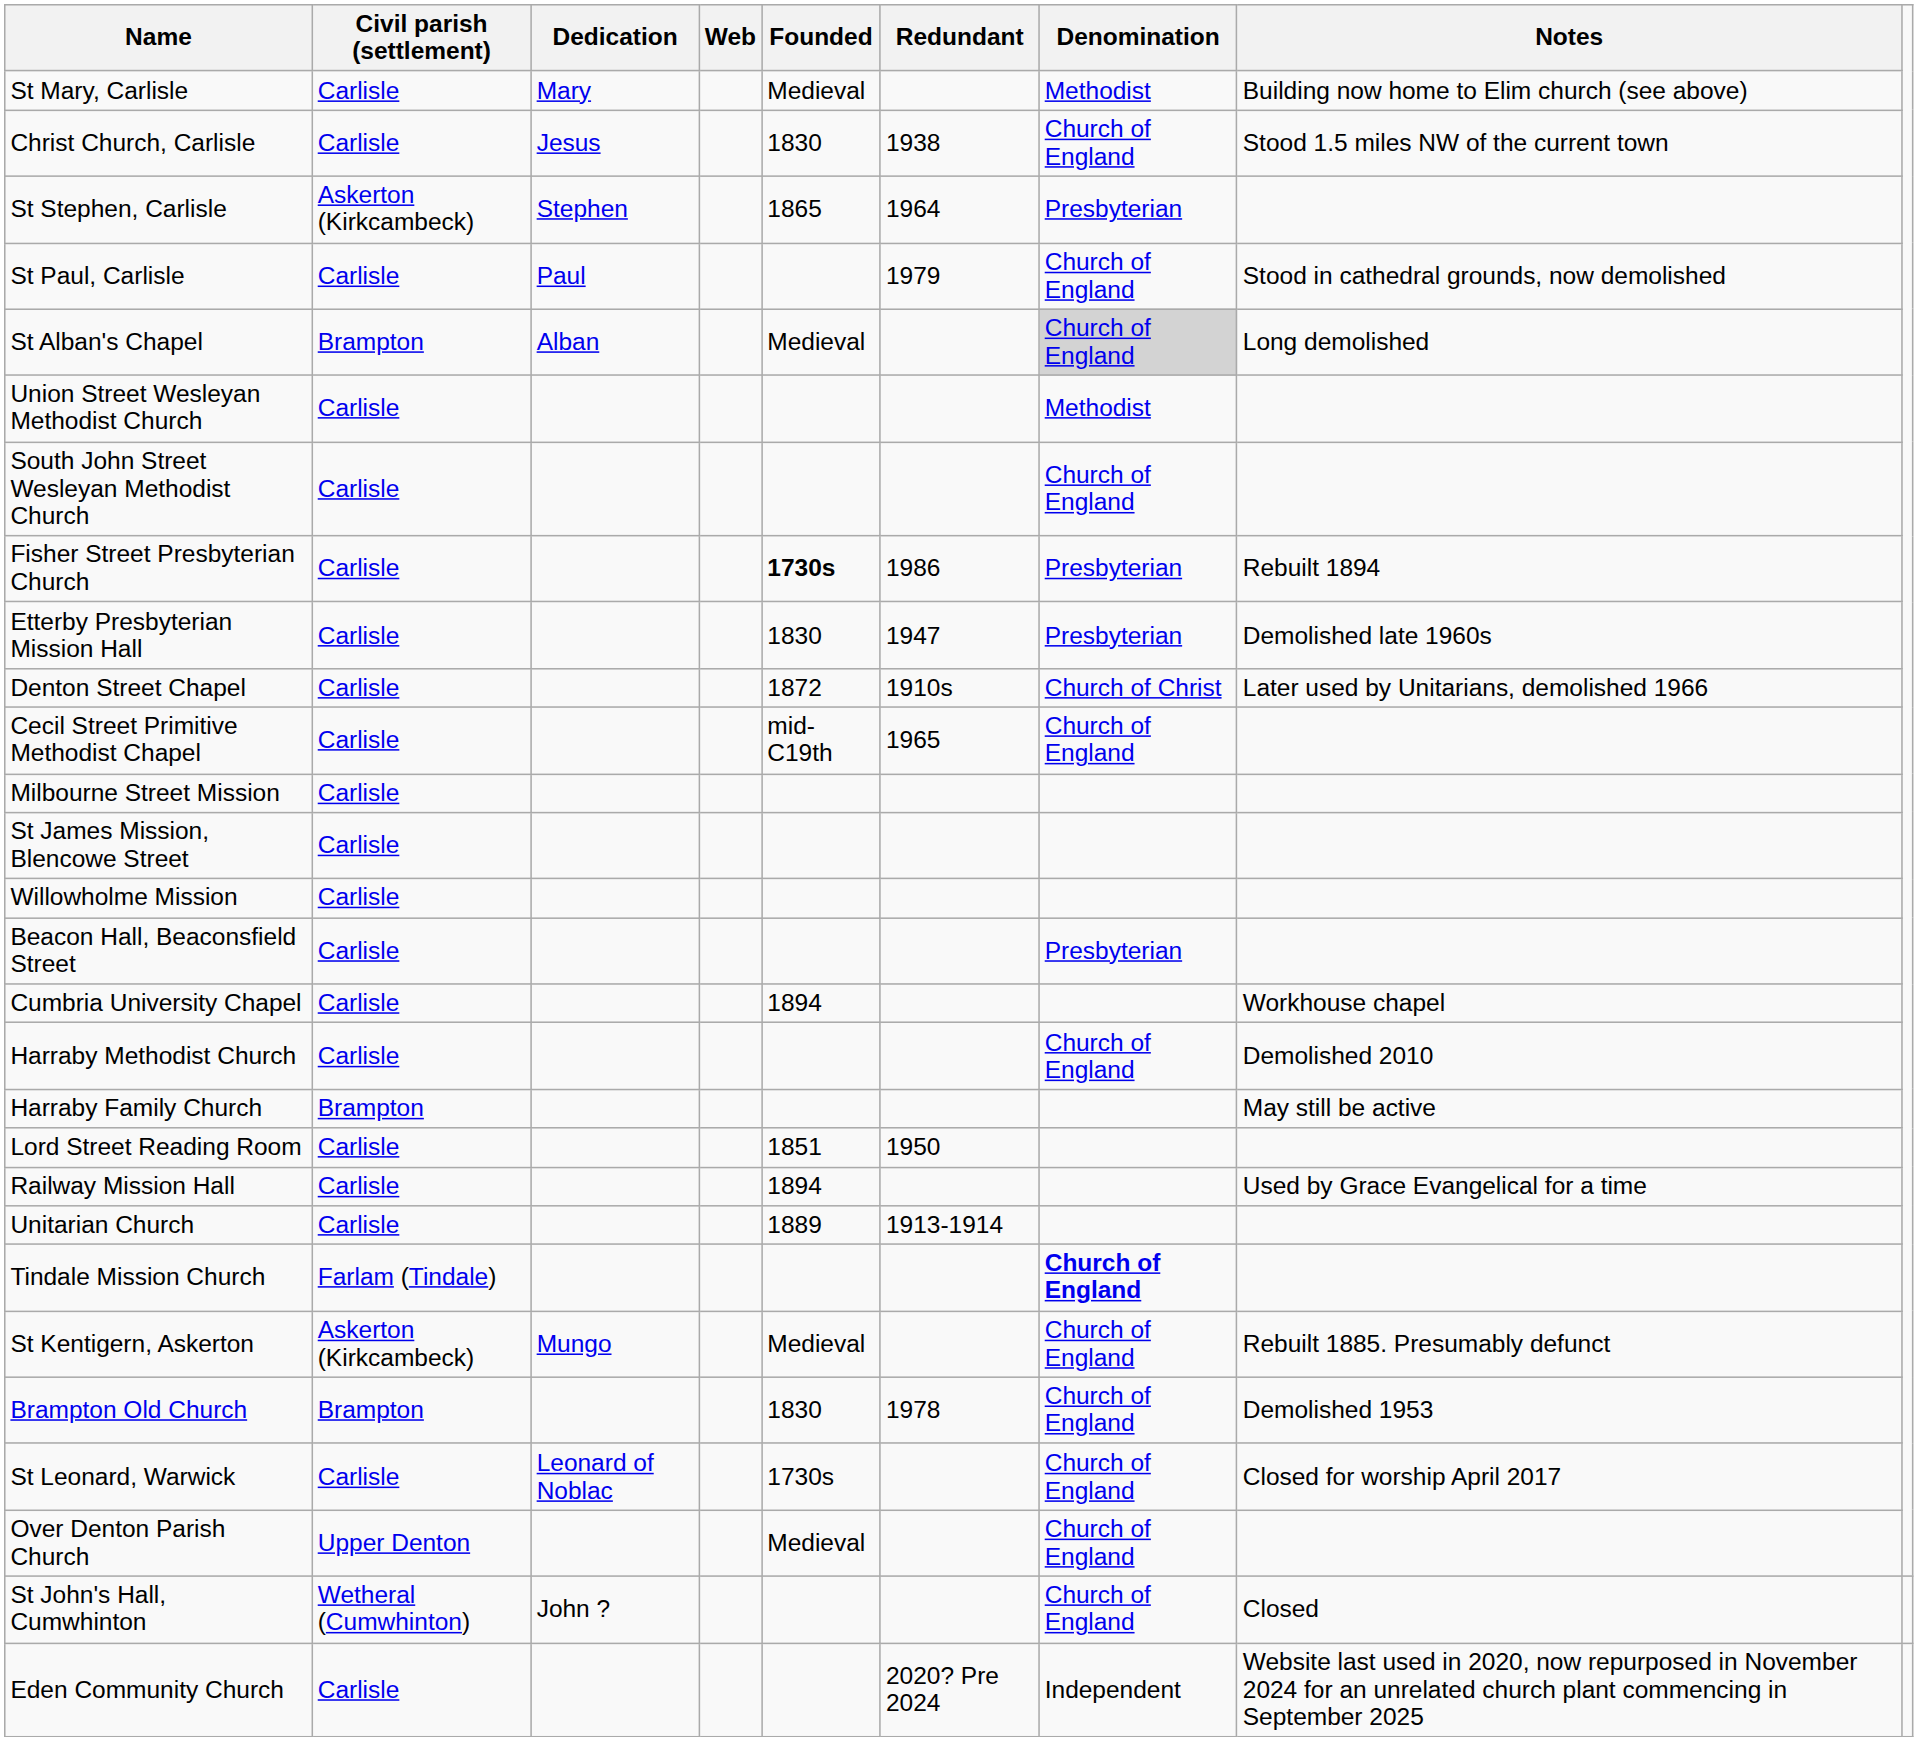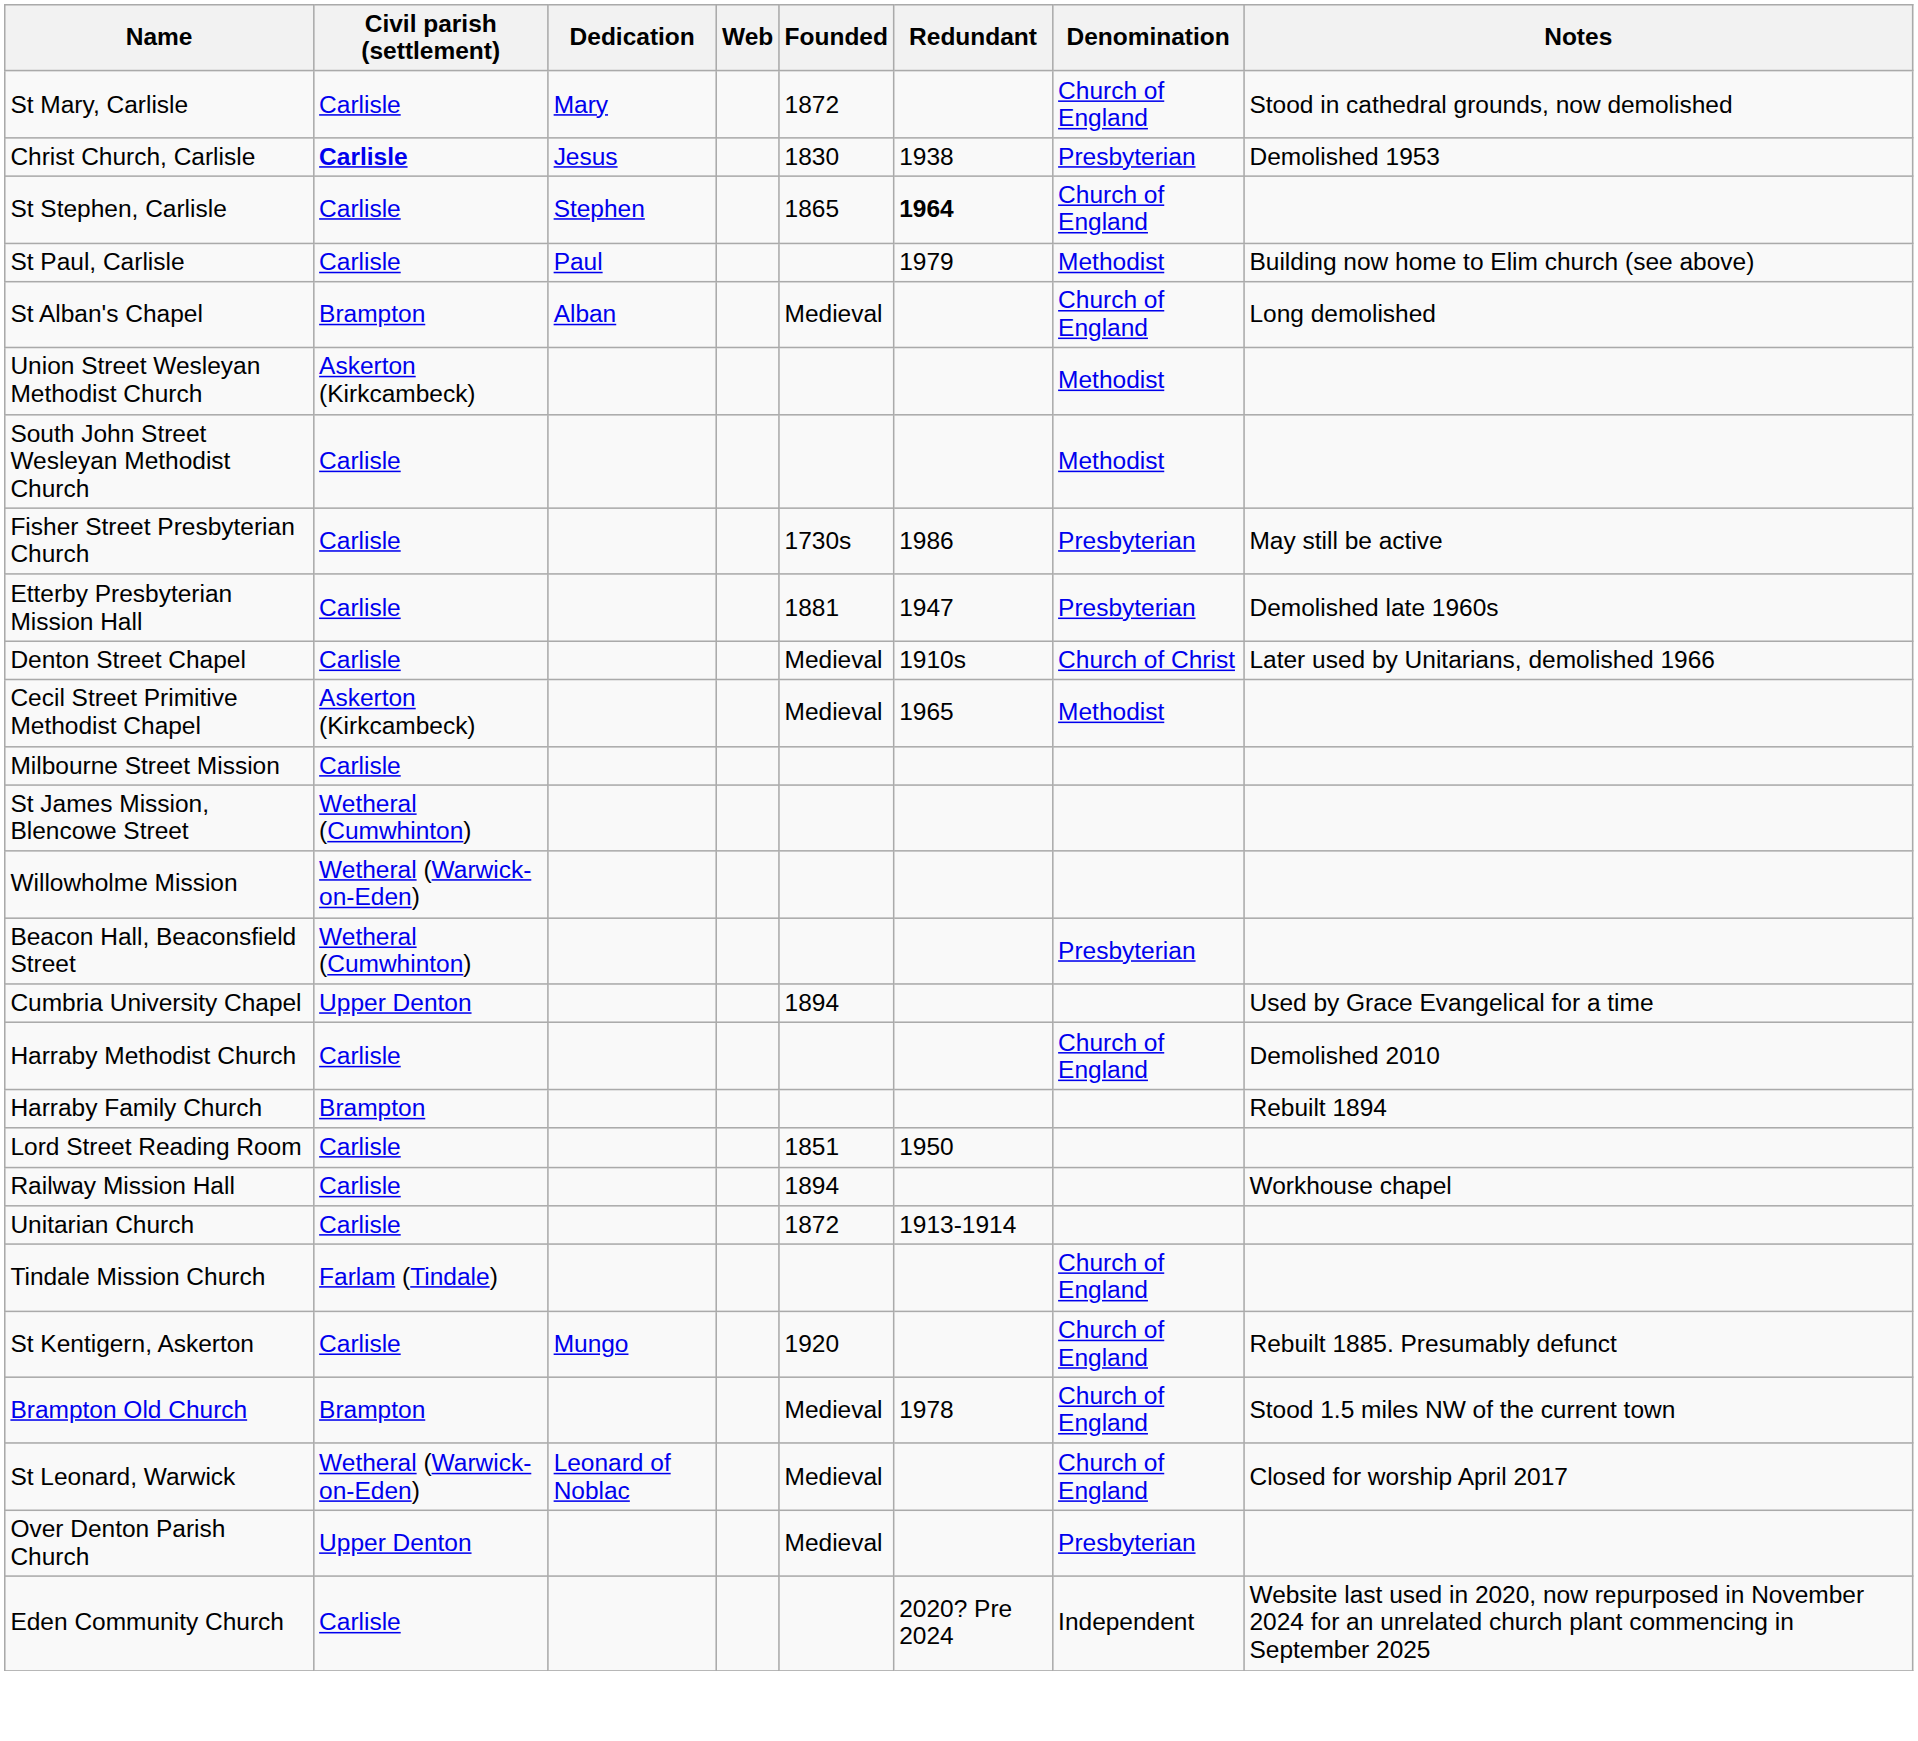(816, 90) Medieval -> (812, 104) 1872
(1098, 90) Methodist -> (1111, 104) Church of England
(1495, 90) Building now home to Elim church (see above) -> (1491, 104) Stood in cathedral grounds, now demolished
(359, 142) normal -> (363, 156) bold
(1098, 142) Church of England -> (1127, 156) Presbyterian
(1456, 142) Stood 1.5 miles NW of the current town -> (1345, 156) Demolished 1953
(396, 209) Askerton (Kirkcambeck) -> (360, 209) Carlisle
(913, 209) normal -> (926, 209) bold
(1113, 209) Presbyterian -> (1111, 209) Church of England
(1098, 275) Church of England -> (1111, 261) Methodist
(1484, 275) Stood in cathedral grounds, now demolished -> (1502, 261) Building now home to Elim church (see above)
(1098, 341) lightgrey background -> (1111, 314) no background
(359, 408) Carlisle -> (397, 380) Askerton (Kirkcambeck)
(1098, 488) Church of England -> (1111, 460) Methodist
(801, 568) bold -> (818, 541) normal
(1312, 568) Rebuilt 1894 -> (1346, 541) May still be active
(795, 634) 1830 -> (812, 607) 1881
(795, 687) 1872 -> (834, 660) Medieval
(359, 740) Carlisle -> (397, 712) Askerton (Kirkcambeck)
(800, 740) mid-C19th -> (834, 712) Medieval
(1098, 740) Church of England -> (1111, 712) Methodist
(359, 845) Carlisle -> (395, 817) Wetheral (Cumwhinton)
(359, 897) Carlisle -> (425, 884) Wetheral (Warwick-on-Eden)
(359, 950) Carlisle -> (395, 950) Wetheral (Cumwhinton)
(359, 1003) Carlisle -> (395, 1003) Upper Denton
(1344, 1003) Workhouse chapel -> (1452, 1003) Used by Grace Evangelical for a time
(1339, 1108) May still be active -> (1318, 1108) Rebuilt 1894
(1445, 1185) Used by Grace Evangelical for a time -> (1351, 1185) Workhouse chapel
(795, 1224) 1889 -> (812, 1224) 1872
(1103, 1277) bold -> (1111, 1277) normal
(396, 1343) Askerton (Kirkcambeck) -> (360, 1343) Carlisle
(816, 1343) Medieval -> (812, 1343) 1920
(795, 1410) 1830 -> (834, 1410) Medieval
(1338, 1410) Demolished 1953 -> (1462, 1410) Stood 1.5 miles NW of the current town
(359, 1476) Carlisle -> (425, 1476) Wetheral (Warwick-on-Eden)
(801, 1476) 1730s -> (834, 1476) Medieval
(1098, 1542) Church of England -> (1127, 1542) Presbyterian
- row: (88, 1609)
